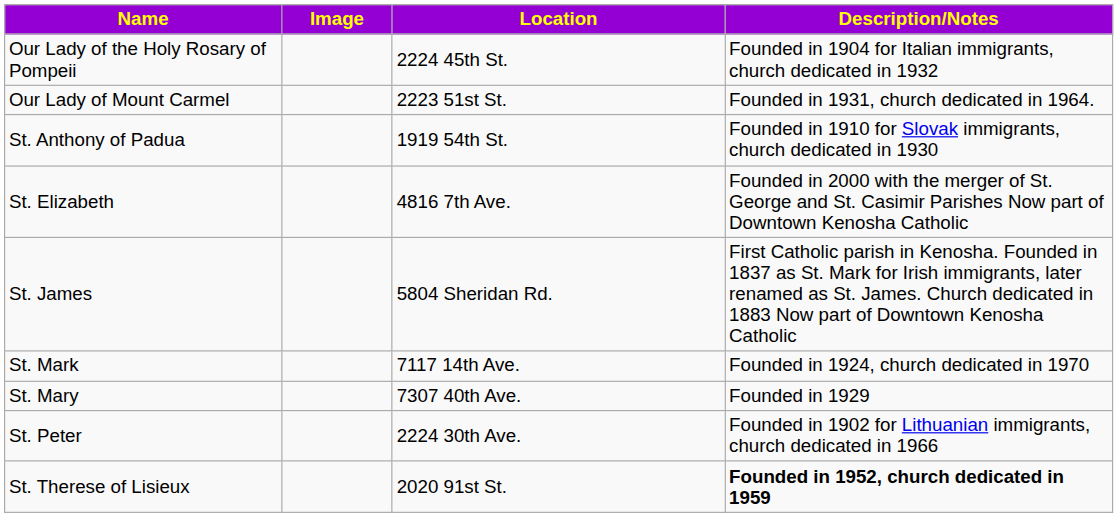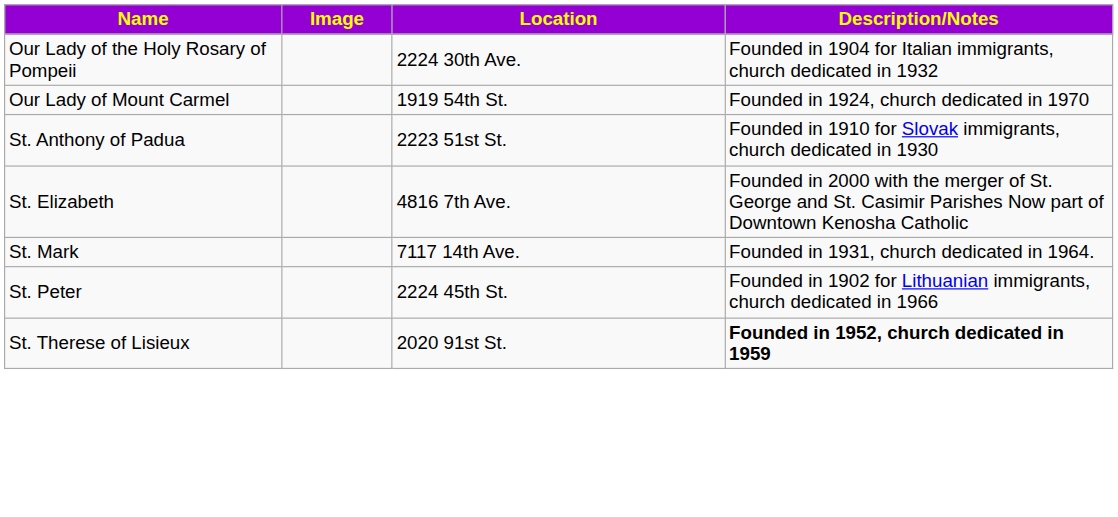(452, 59) 2224 45th St. -> (459, 59) 2224 30th Ave.
(452, 99) 2223 51st St. -> (452, 99) 1919 54th St.
(912, 99) Founded in 1931, church dedicated in 1964. -> (909, 99) Founded in 1924, church dedicated in 1970
(452, 140) 1919 54th St. -> (452, 140) 2223 51st St.
- row: (51, 294)
(909, 365) Founded in 1924, church dedicated in 1970 -> (912, 252) Founded in 1931, church dedicated in 1964.
- row: (44, 395)
(459, 435) 2224 30th Ave. -> (452, 292) 2224 45th St.
